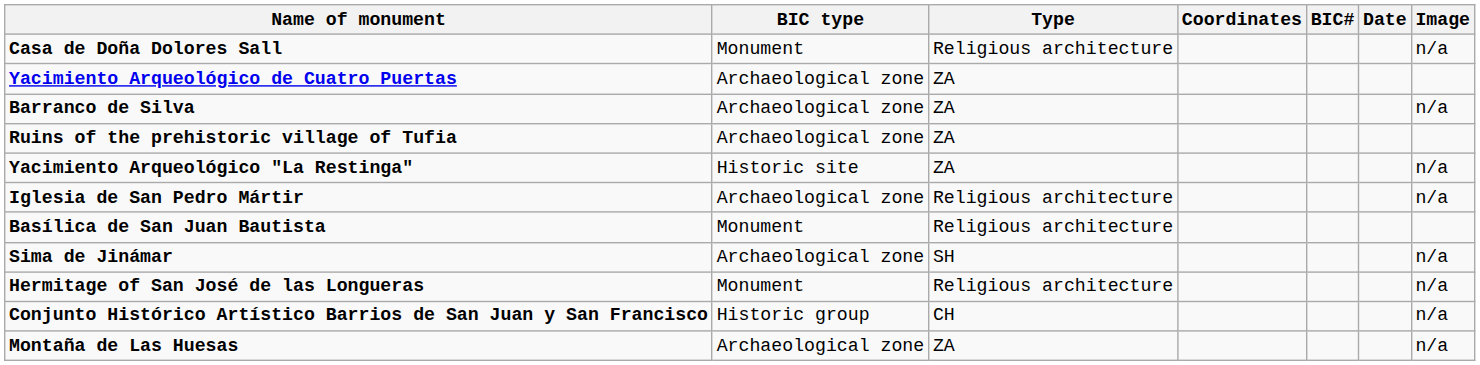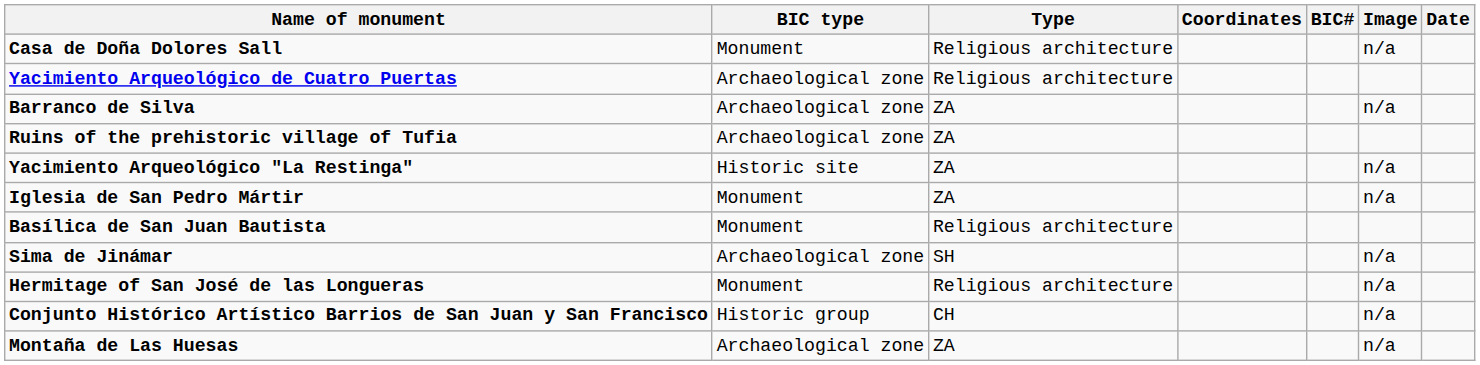columns swapped: (1385, 20) <-> (1443, 20)
(944, 79) ZA -> (1053, 79) Religious architecture
(820, 198) Archaeological zone -> (760, 198) Monument
(1053, 198) Religious architecture -> (944, 198) ZA
